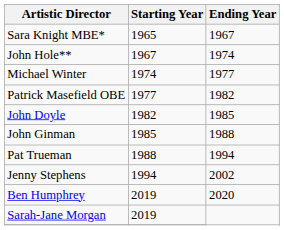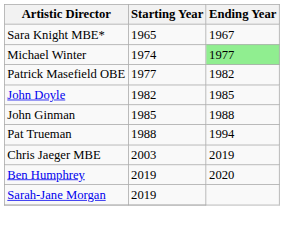- row: (39, 54)
(222, 74) no background -> (222, 54) lightgreen background
- row: (46, 174)
+ row: (54, 154)
